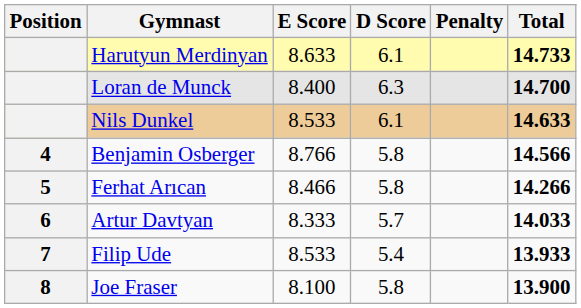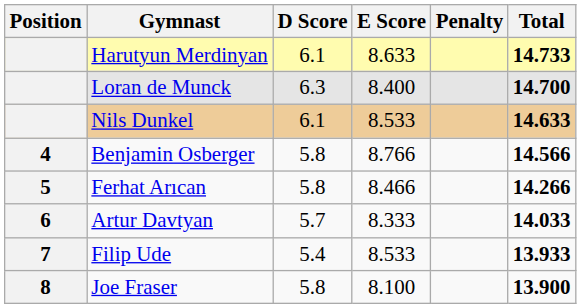columns swapped: (391, 21) <-> (312, 21)
